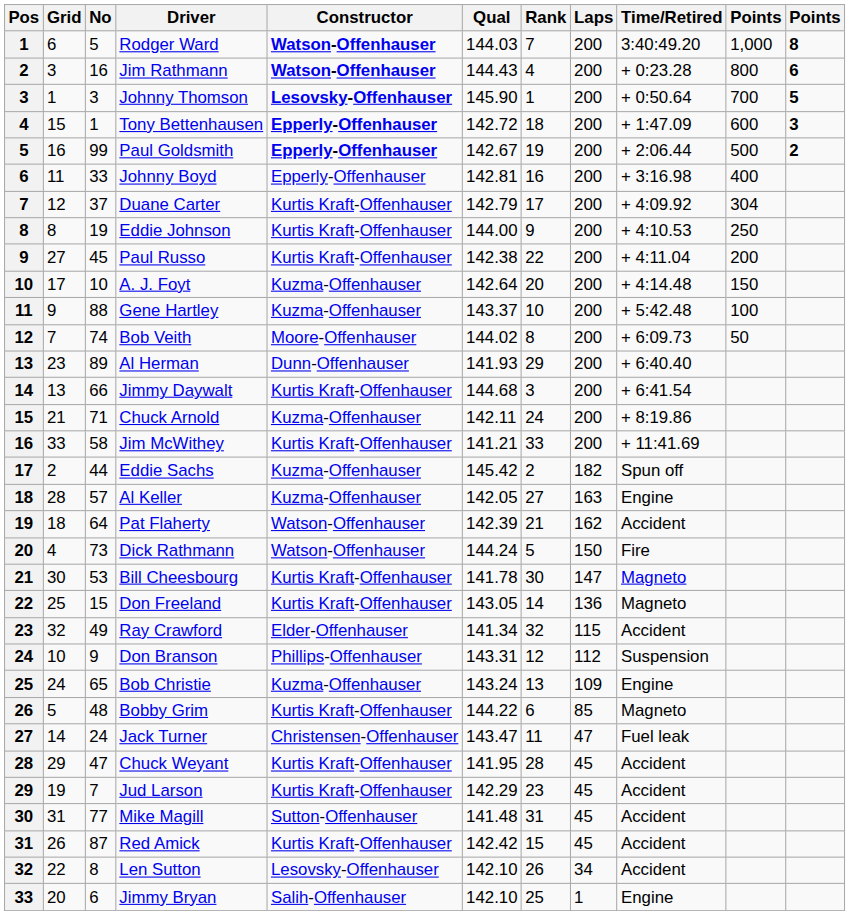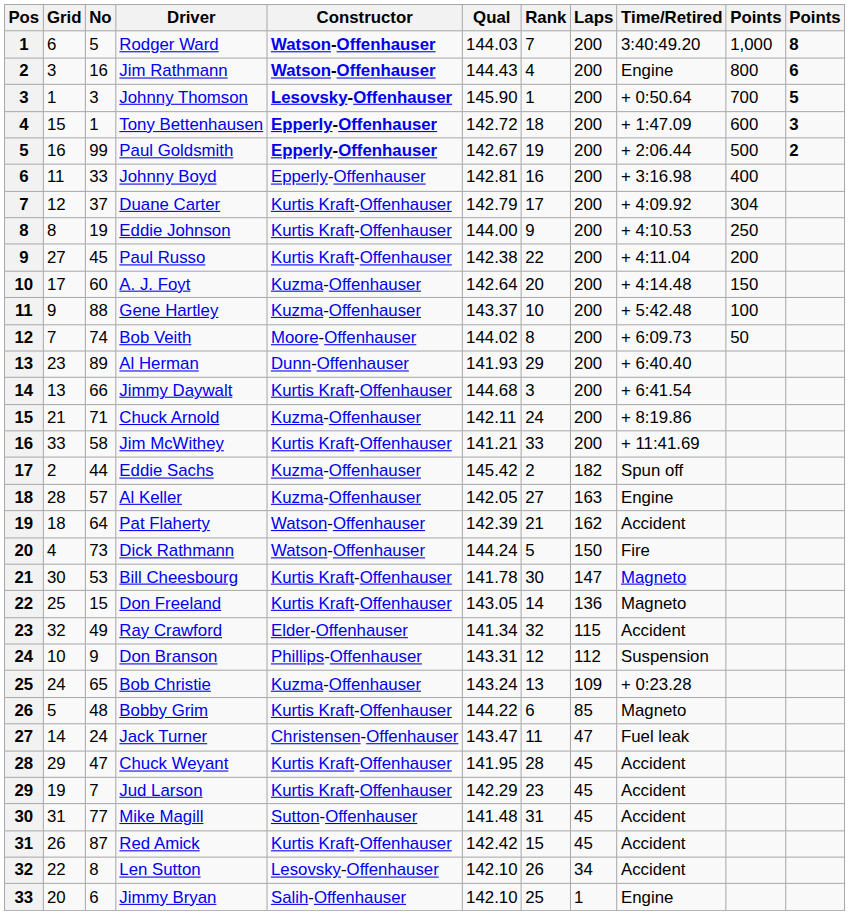(656, 71) + 0:23.28 -> (647, 71) Engine
(99, 284) 10 -> (99, 284) 60
(647, 683) Engine -> (656, 683) + 0:23.28
